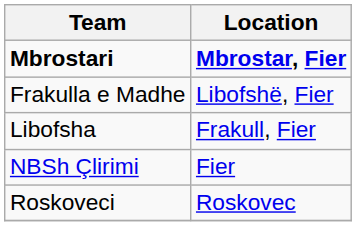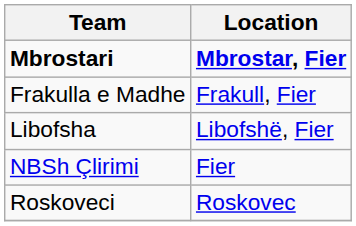(265, 94) Libofshë, Fier -> (256, 94) Frakull, Fier
(256, 130) Frakull, Fier -> (265, 130) Libofshë, Fier
